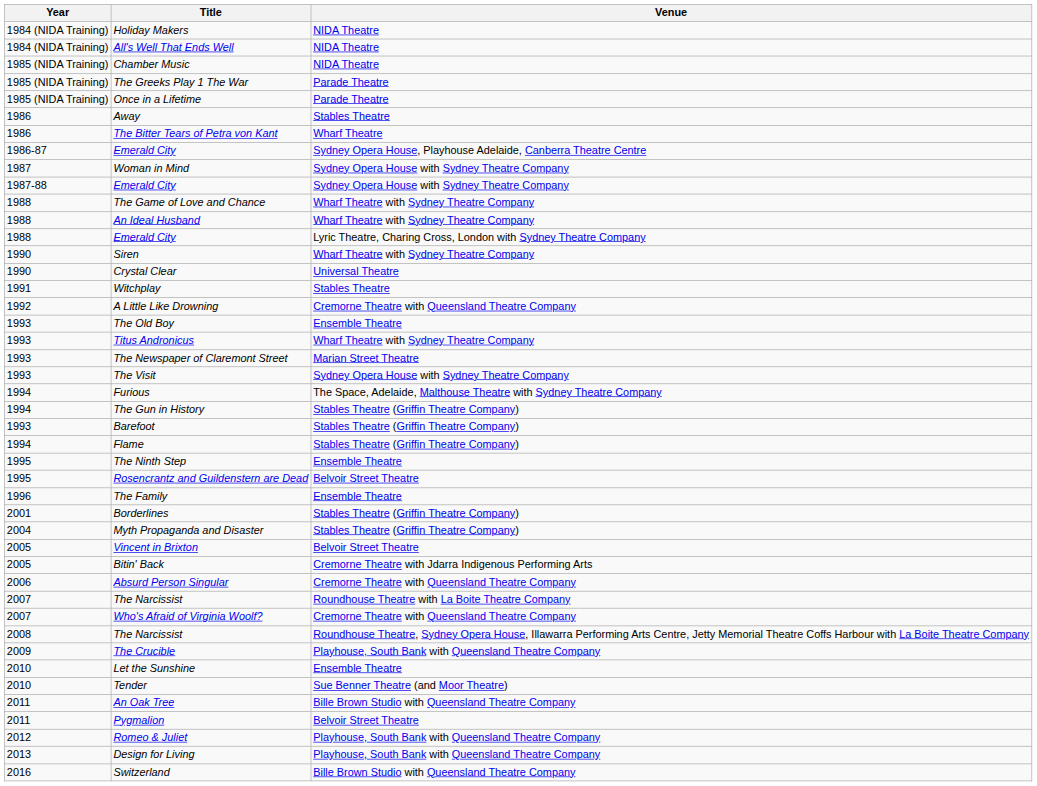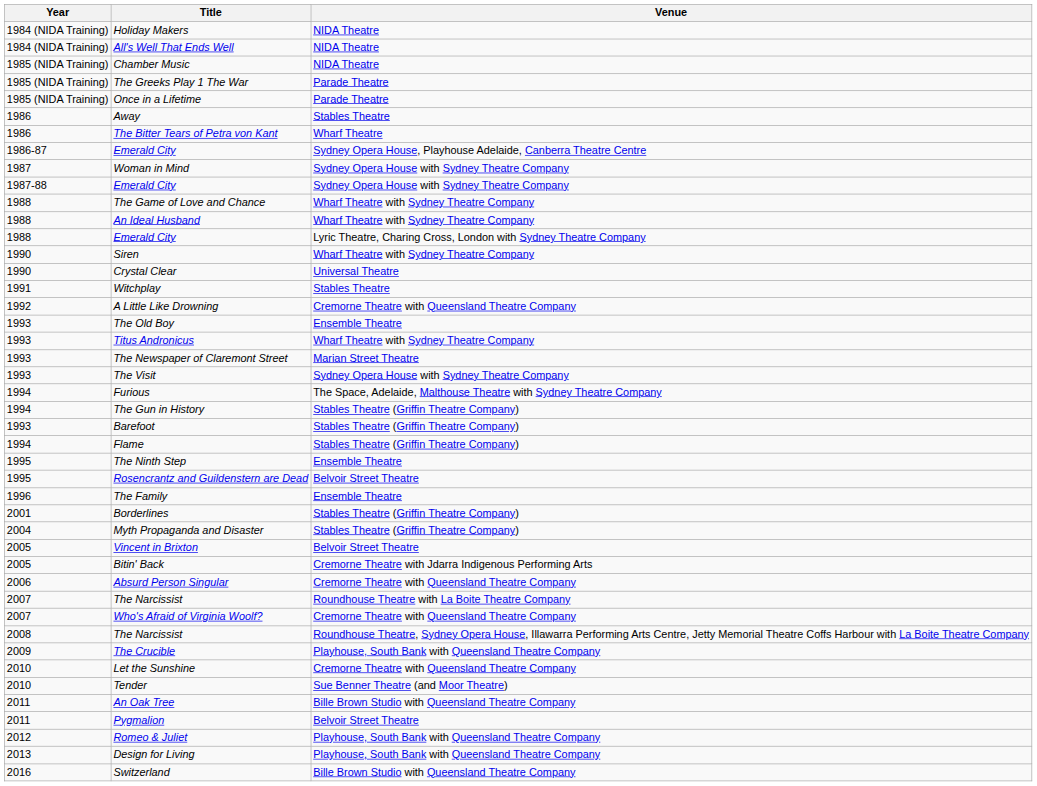(358, 668) Ensemble Theatre -> (445, 668) Cremorne Theatre with Queensland Theatre Company
